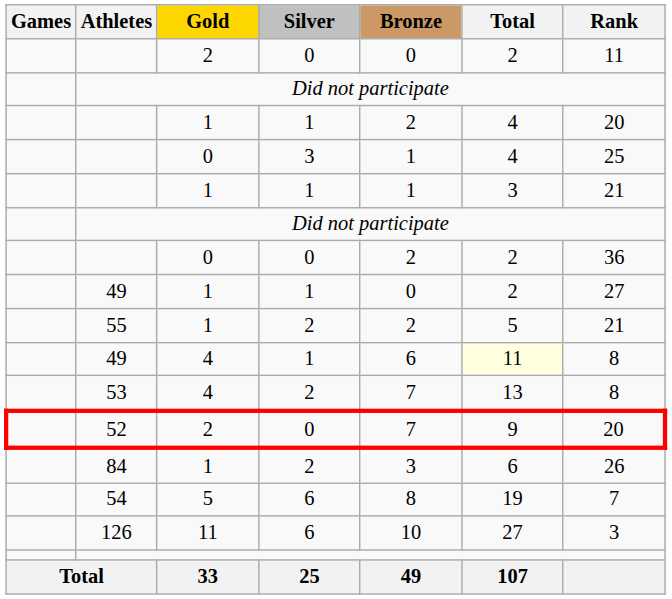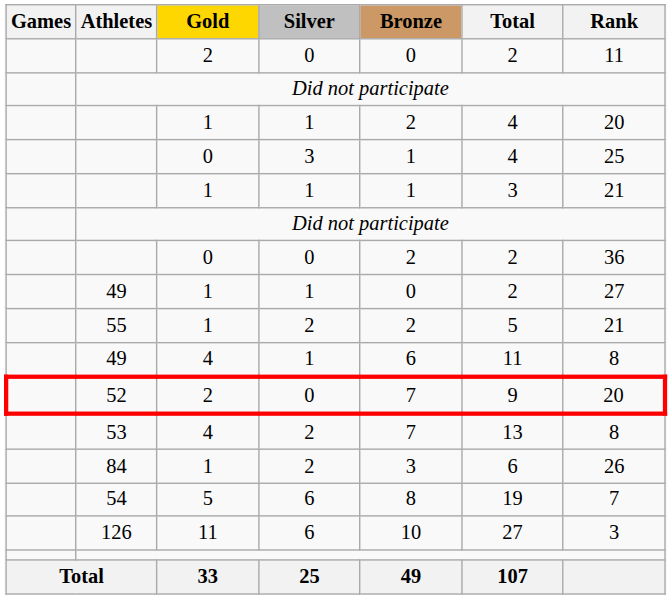(513, 359) lightyellow background -> (513, 359) no background
rows swapped: (116, 429) <-> (116, 392)
